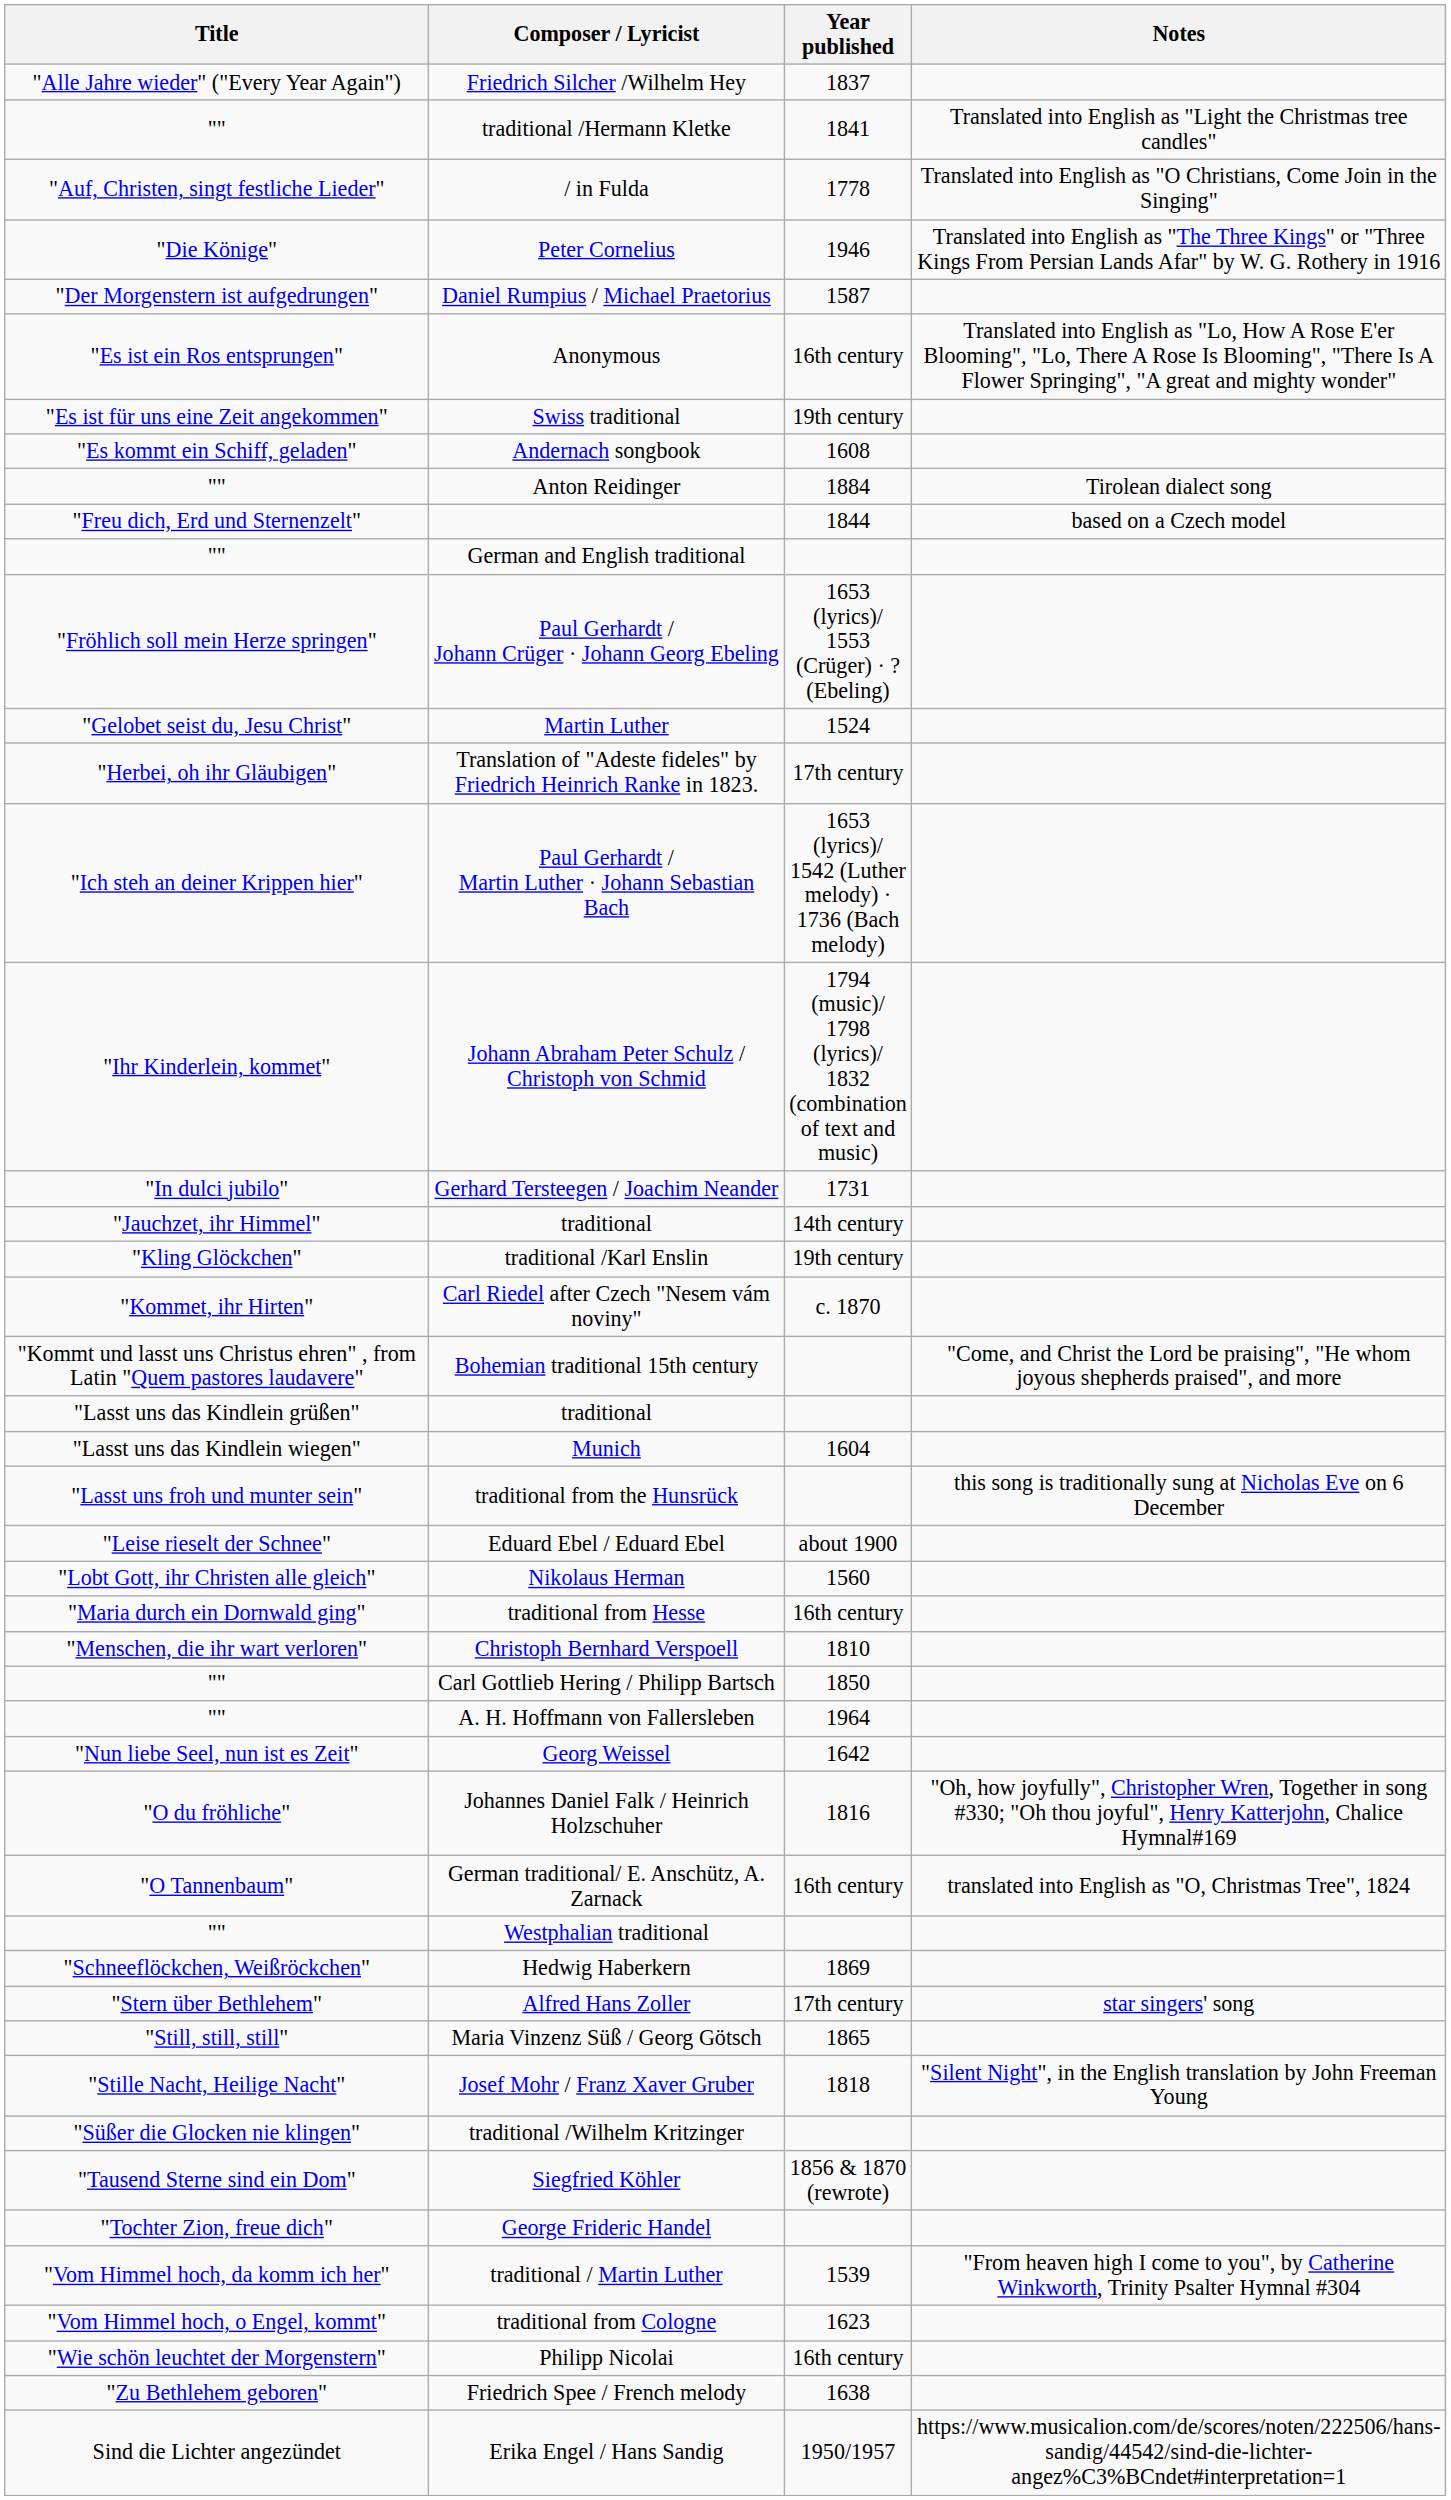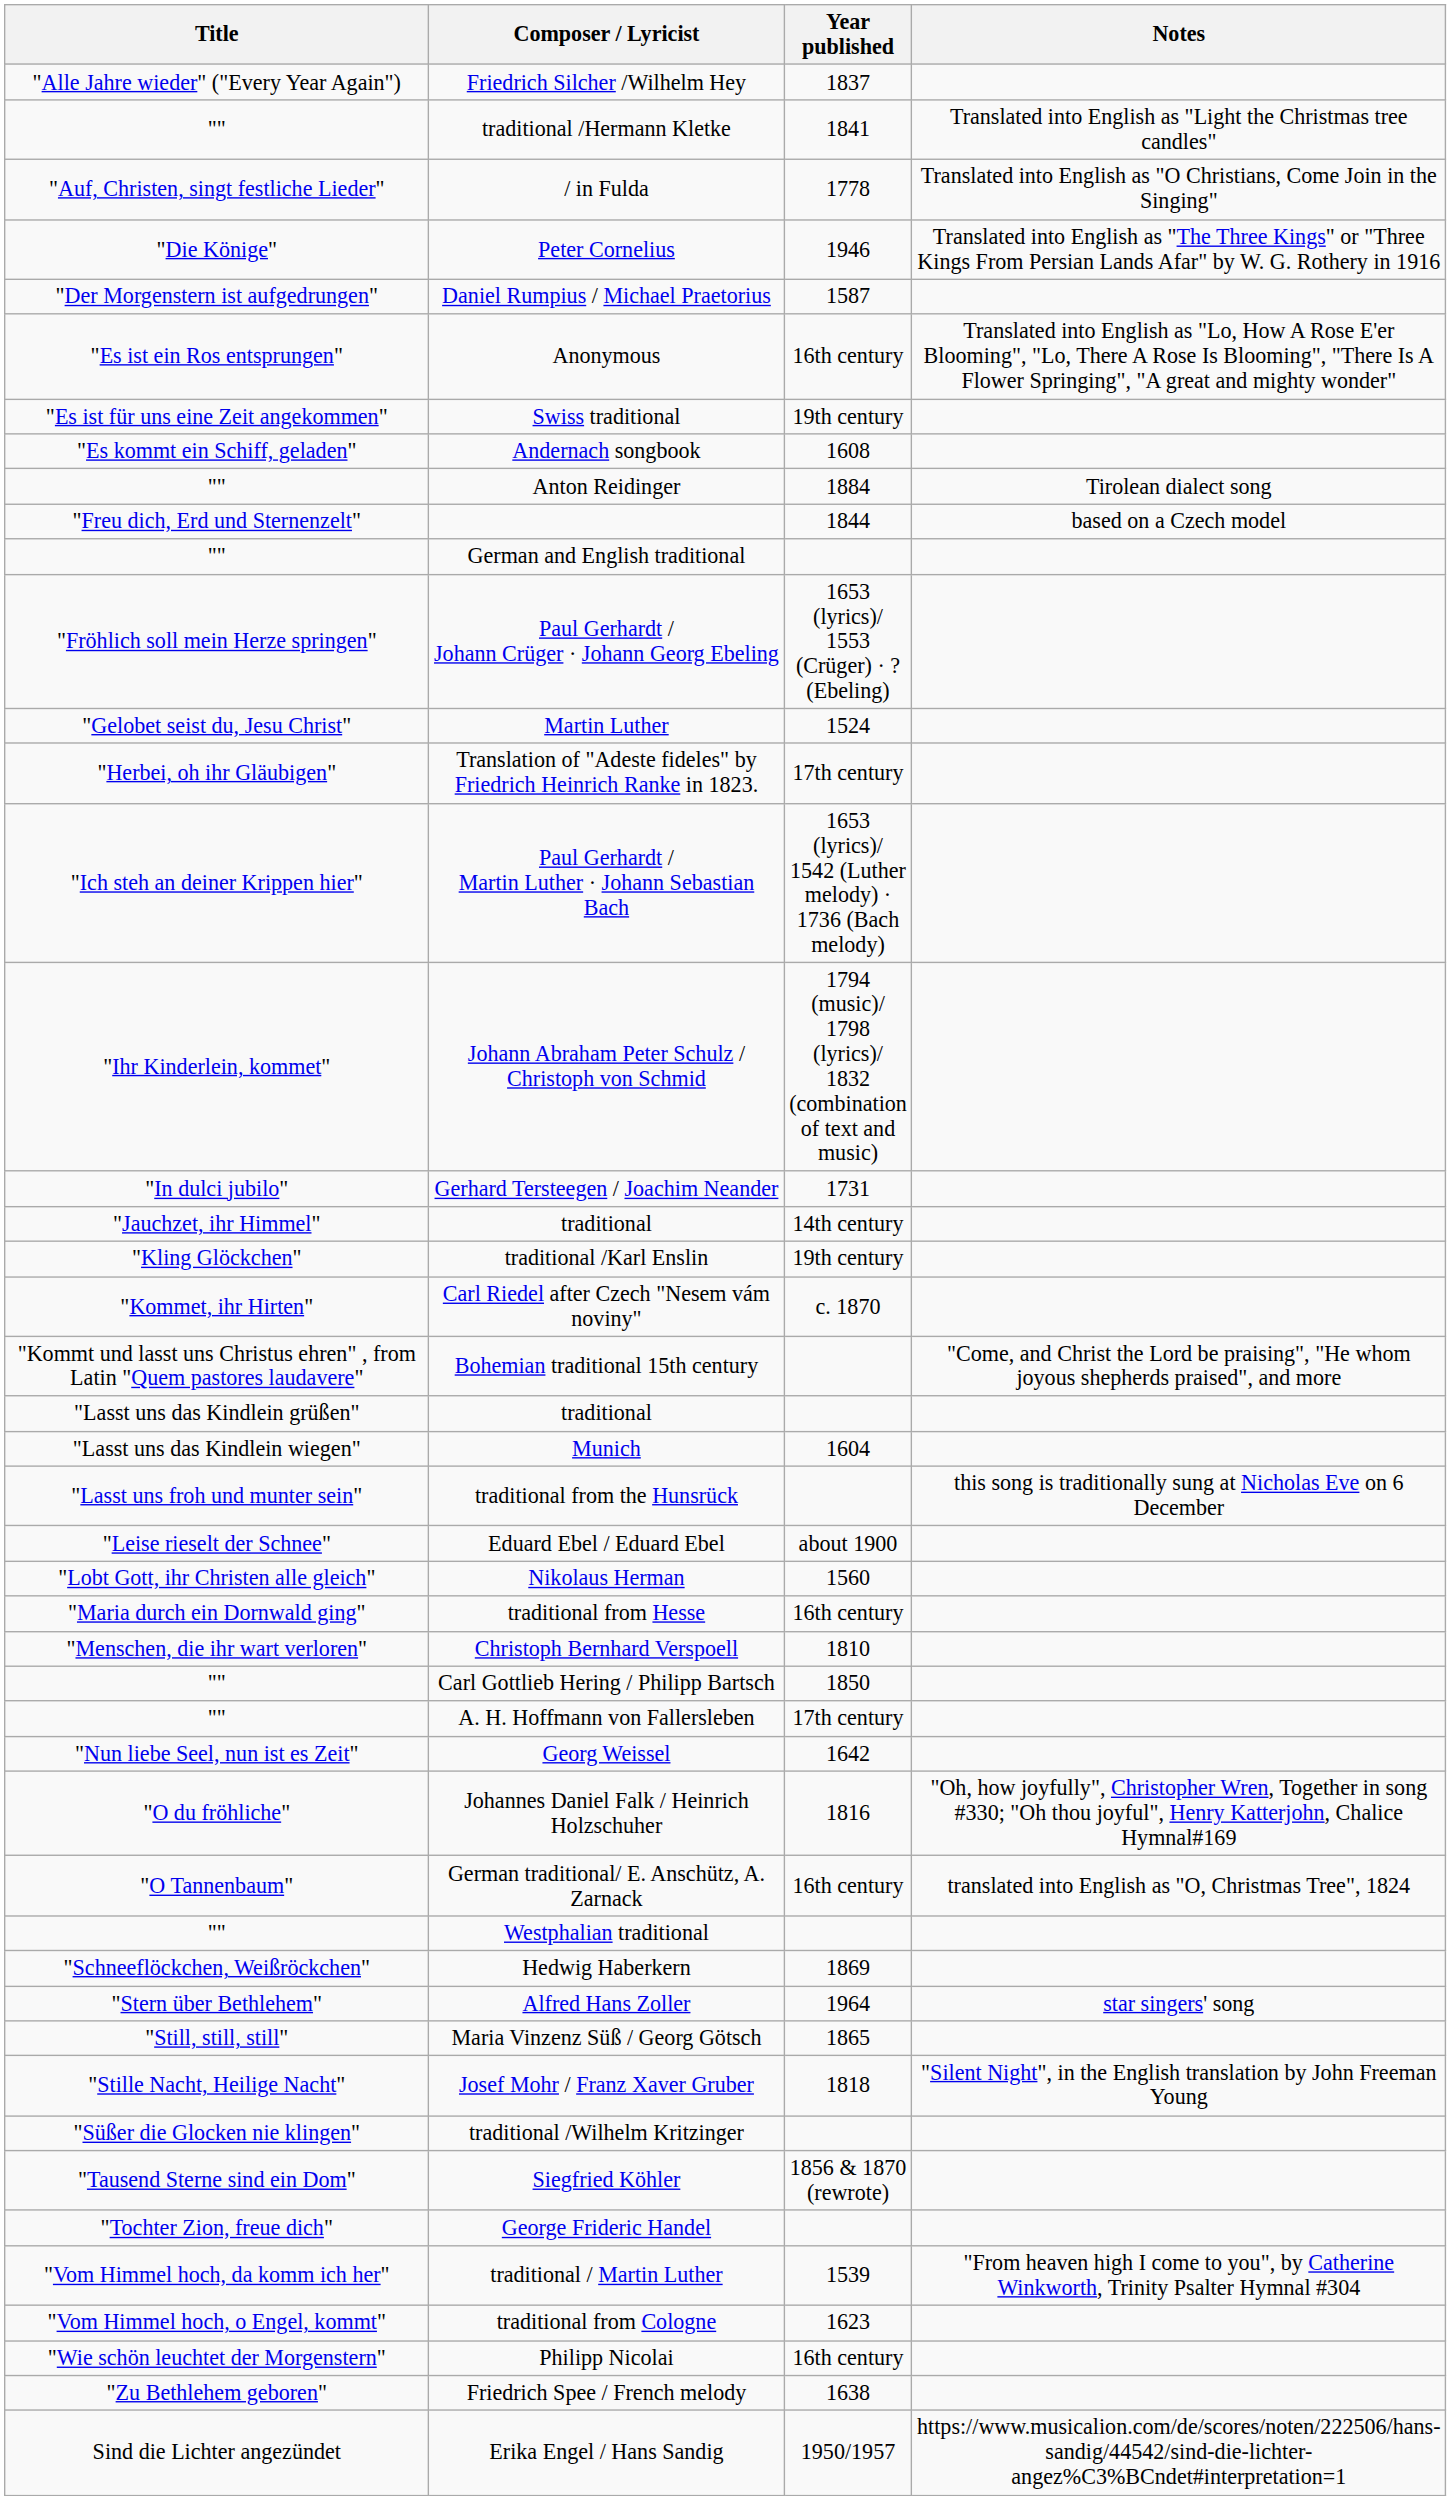(848, 1718) 1964 -> (848, 1718) 17th century
(848, 2002) 17th century -> (848, 2002) 1964
